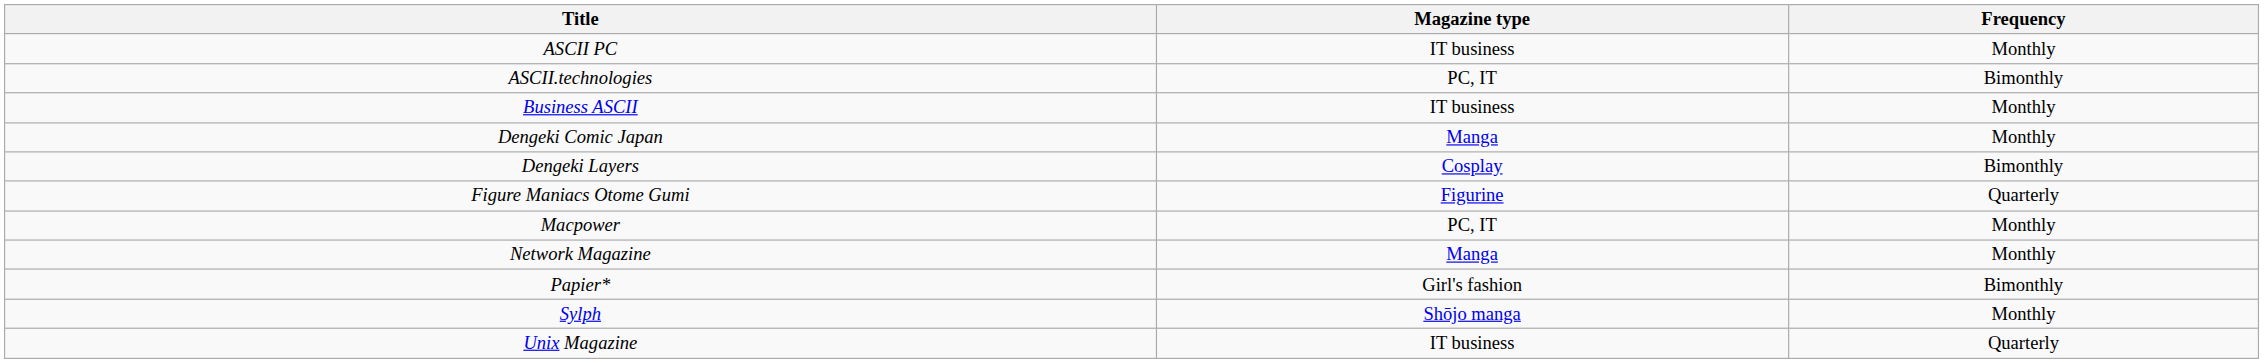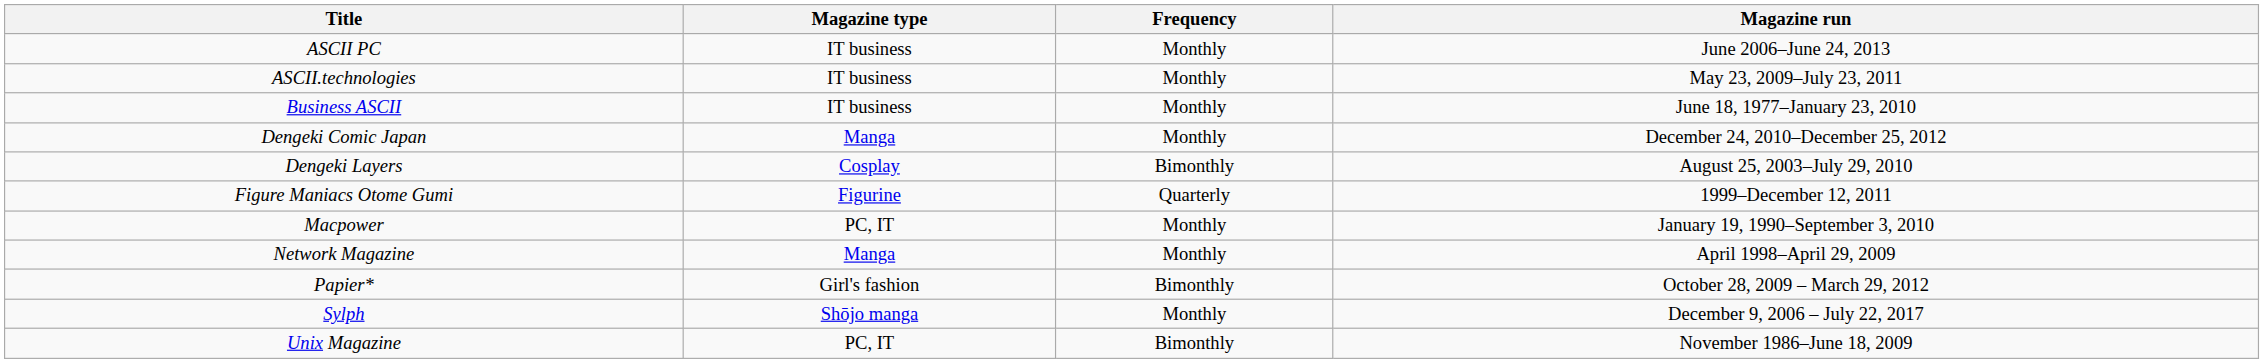+ column: (1796, 19)
(1472, 78) PC, IT -> (869, 78) IT business
(2023, 78) Bimonthly -> (1194, 78) Monthly
(1472, 343) IT business -> (869, 343) PC, IT
(2023, 343) Quarterly -> (1194, 343) Bimonthly
